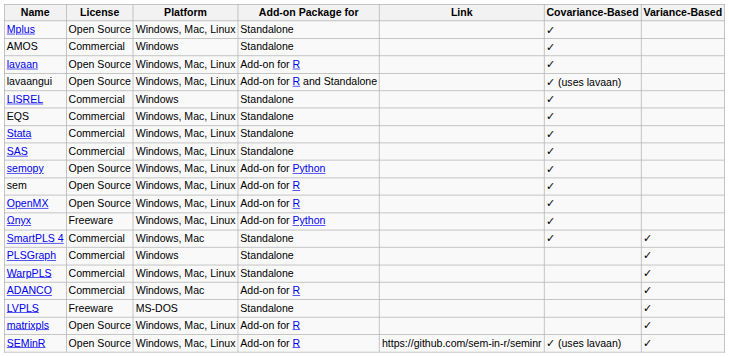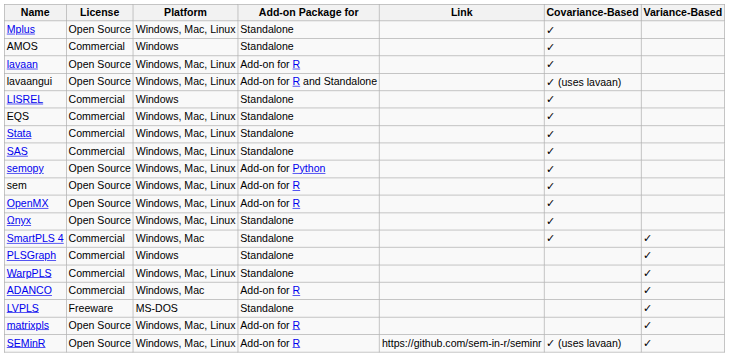(91, 221) Freeware -> (100, 221) Open Source
(283, 221) Add-on for Python -> (267, 221) Standalone
